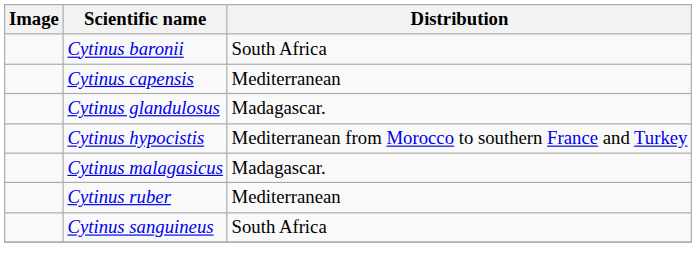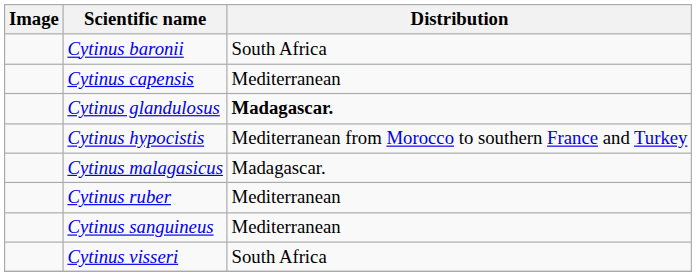(279, 108) normal -> (282, 108) bold
(279, 227) South Africa -> (286, 227) Mediterranean
+ row: (123, 256)
